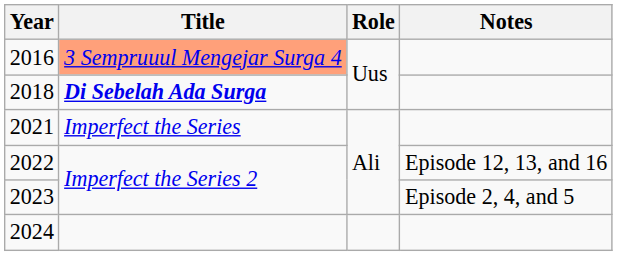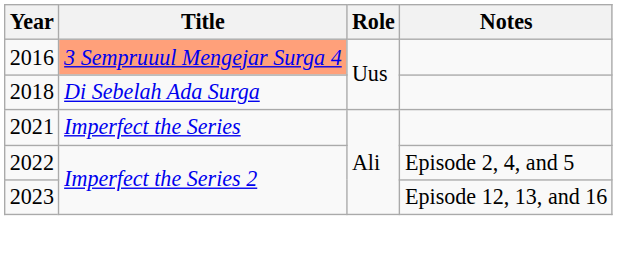(165, 92) bold -> (162, 92) normal
(506, 162) Episode 12, 13, and 16 -> (490, 162) Episode 2, 4, and 5
(490, 197) Episode 2, 4, and 5 -> (506, 197) Episode 12, 13, and 16
- row: (32, 232)
